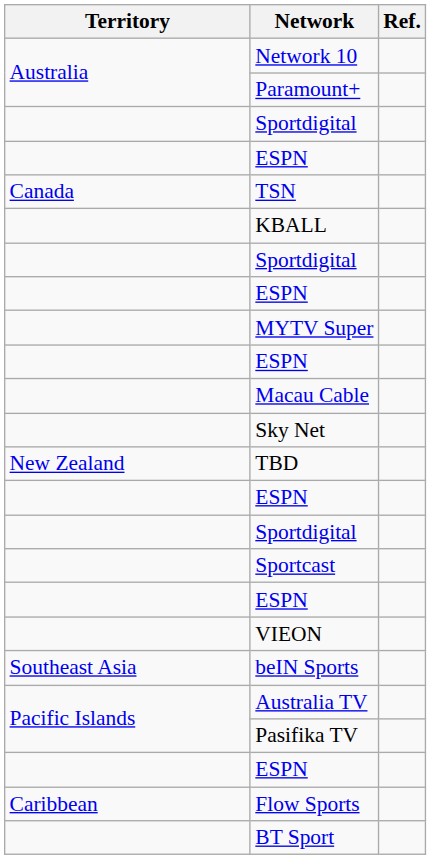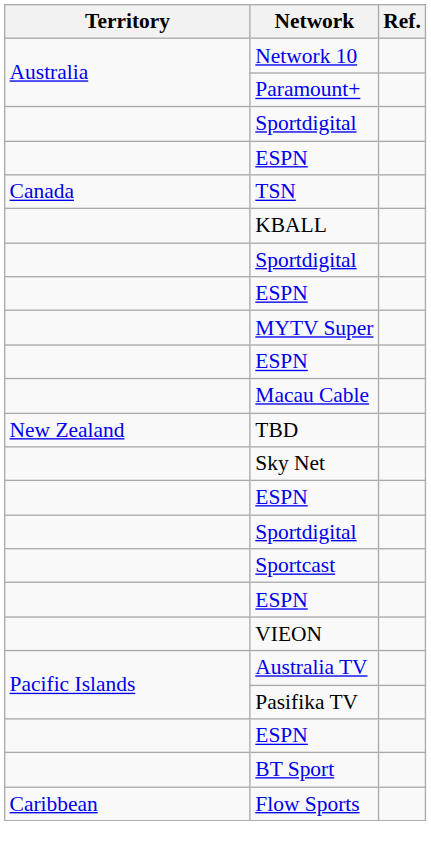rows swapped: (128, 430) <-> (67, 463)
- row: (73, 667)
rows swapped: (54, 803) <-> (128, 838)
